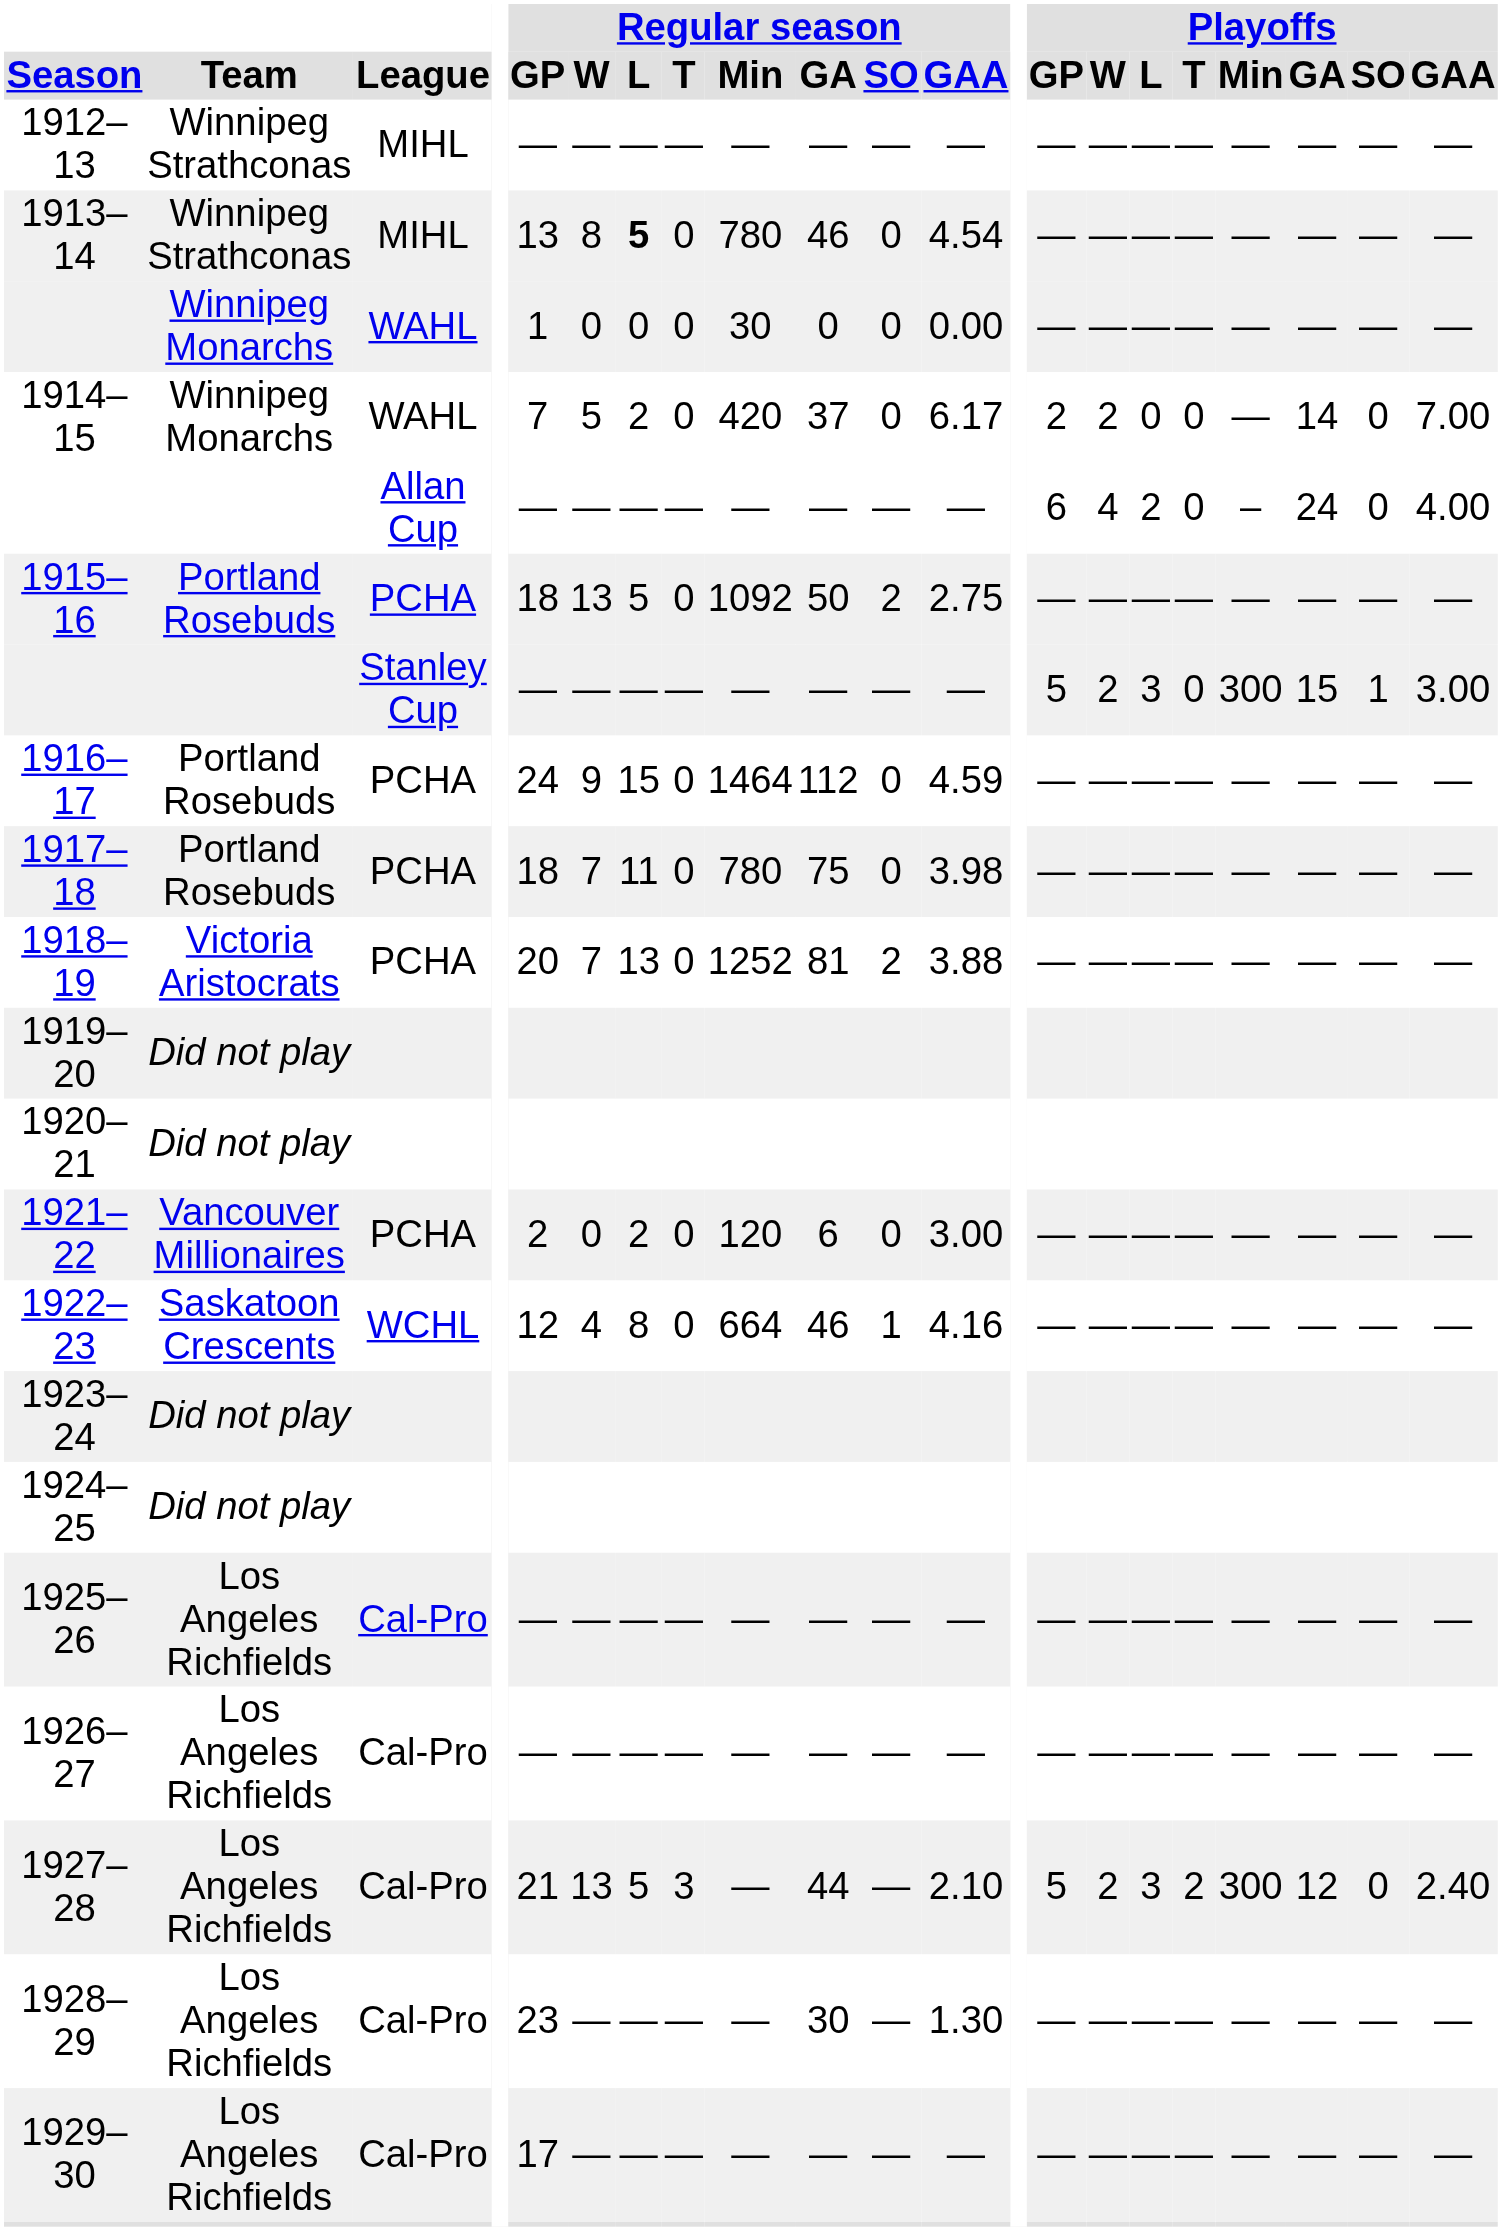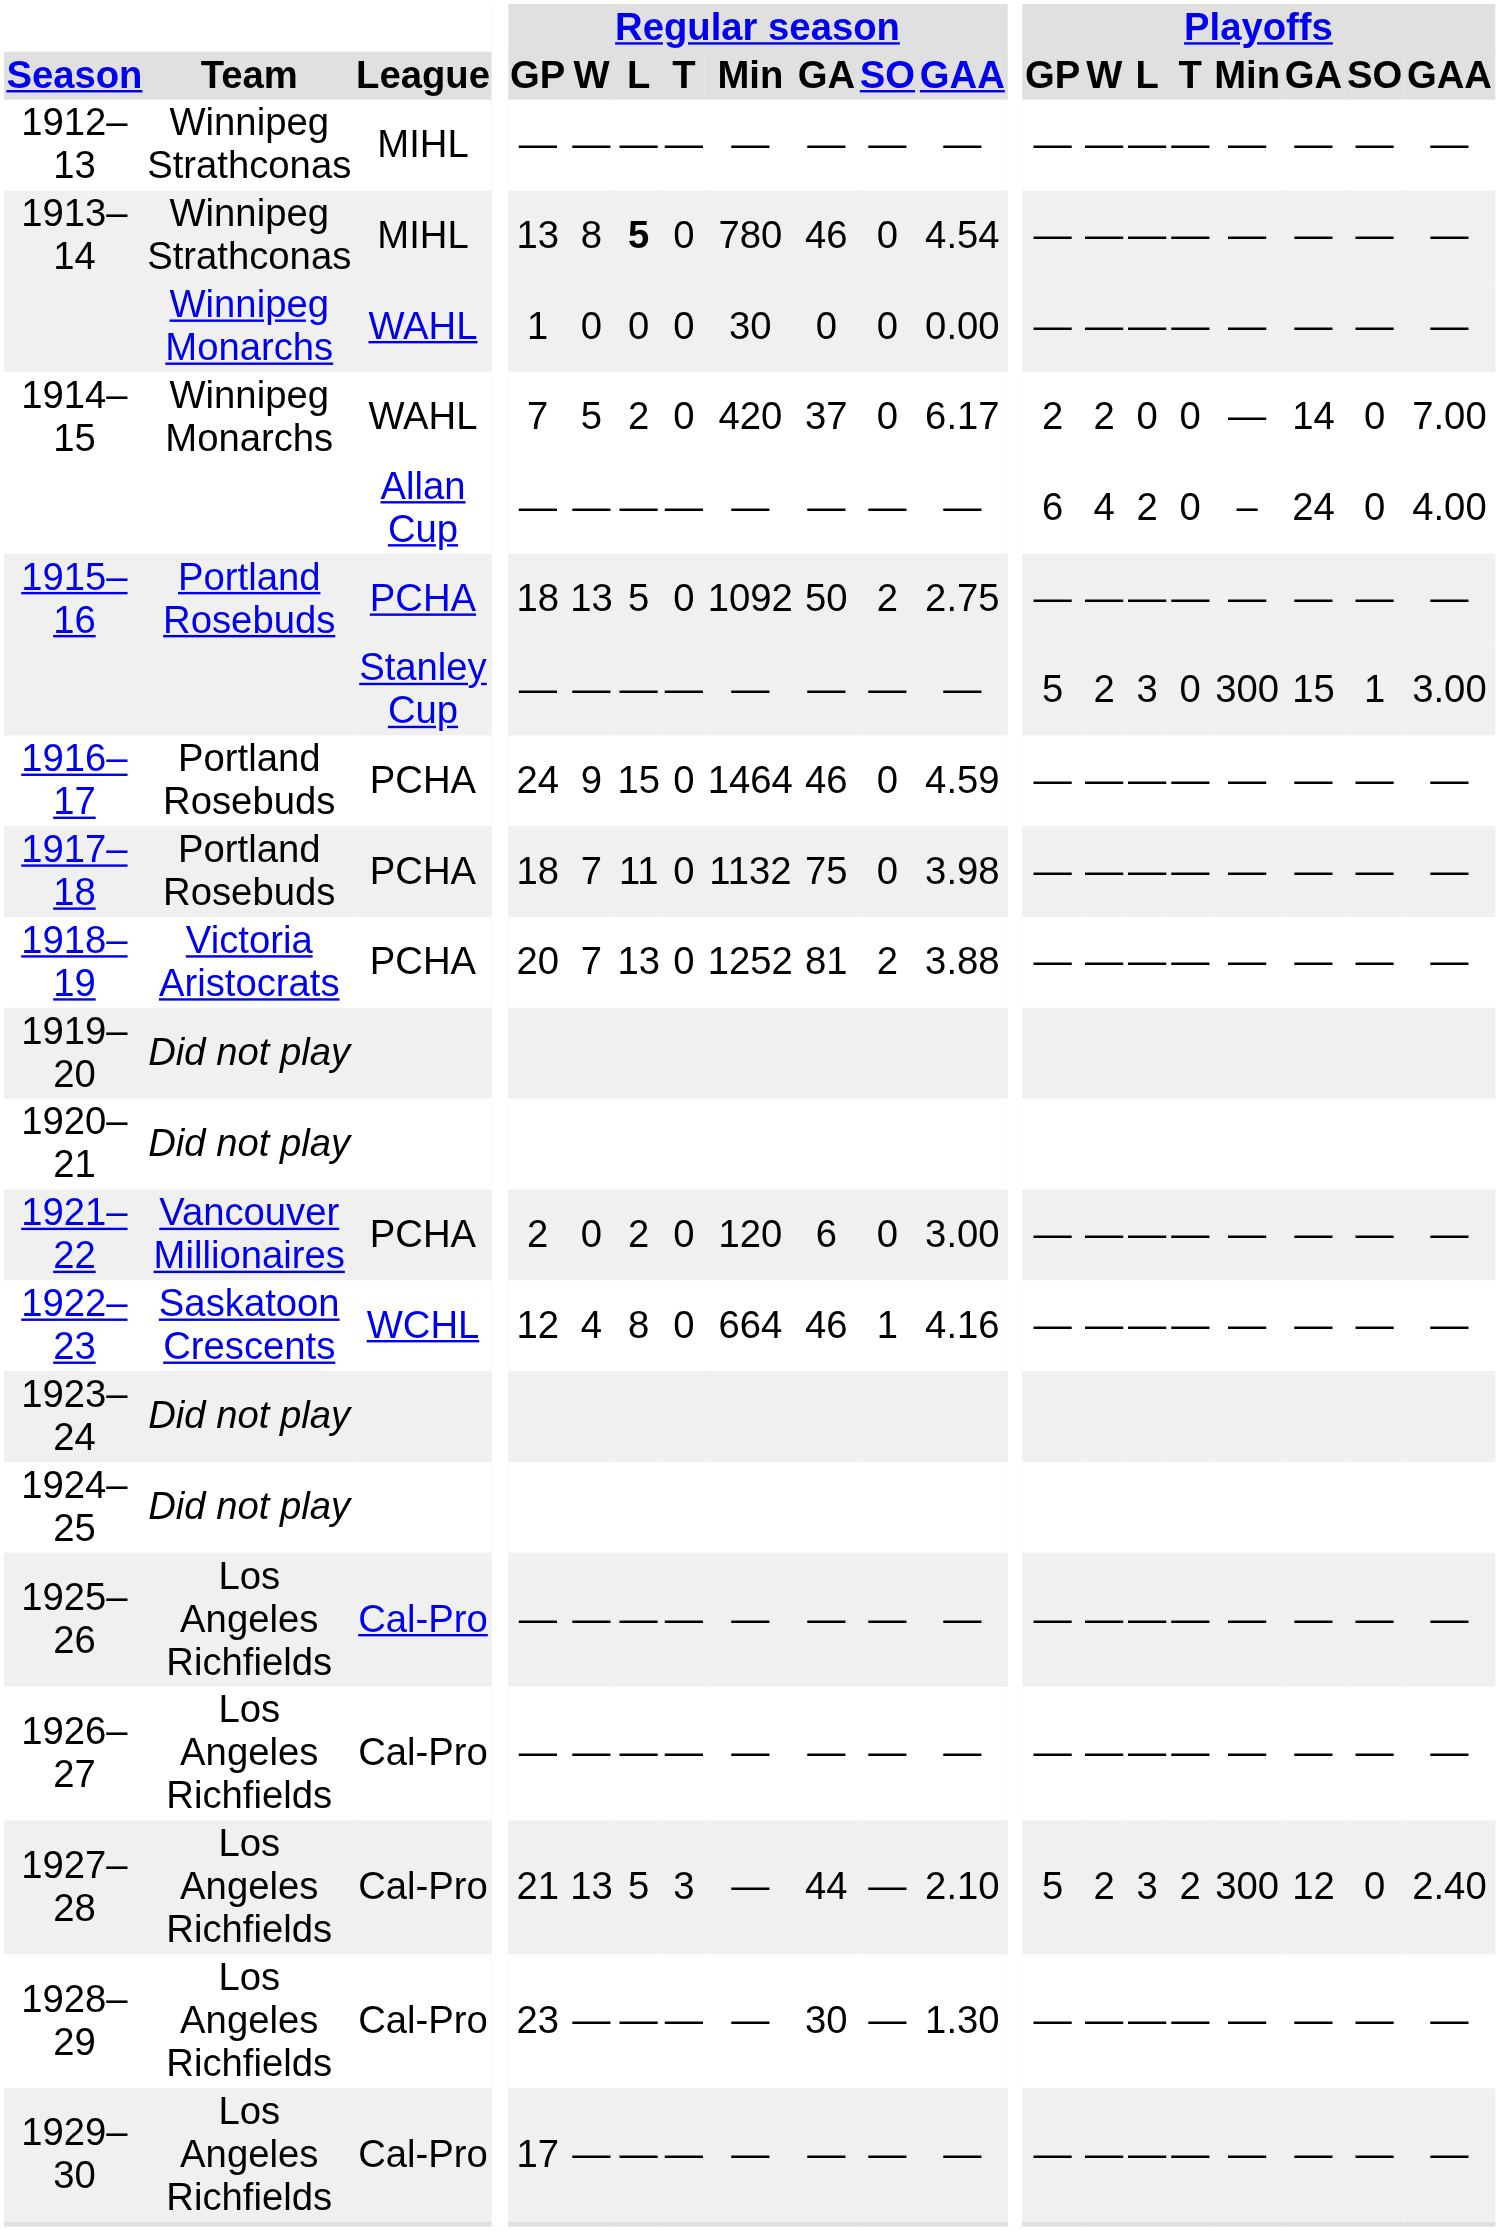(828, 780) 112 -> (826, 780) 46
(750, 870) 780 -> (750, 870) 1132
